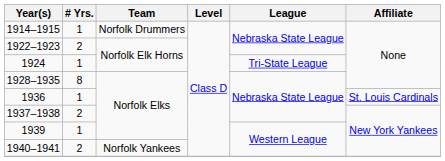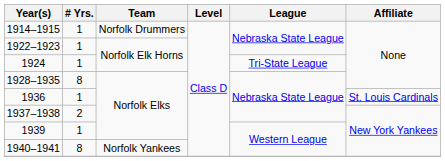(79, 47) 2 -> (79, 47) 1
(79, 148) 2 -> (79, 148) 8
